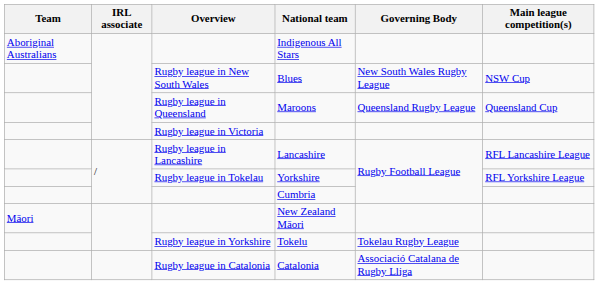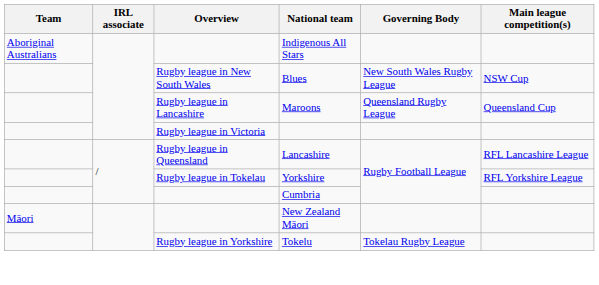(190, 107) Rugby league in Queensland -> (192, 107) Rugby league in Lancashire
(190, 154) Rugby league in Lancashire -> (192, 154) Rugby league in Queensland
- row: (298, 265)
